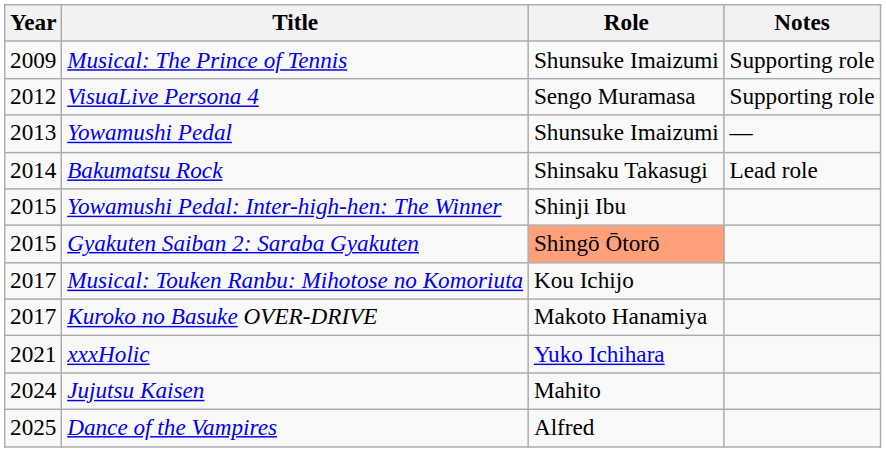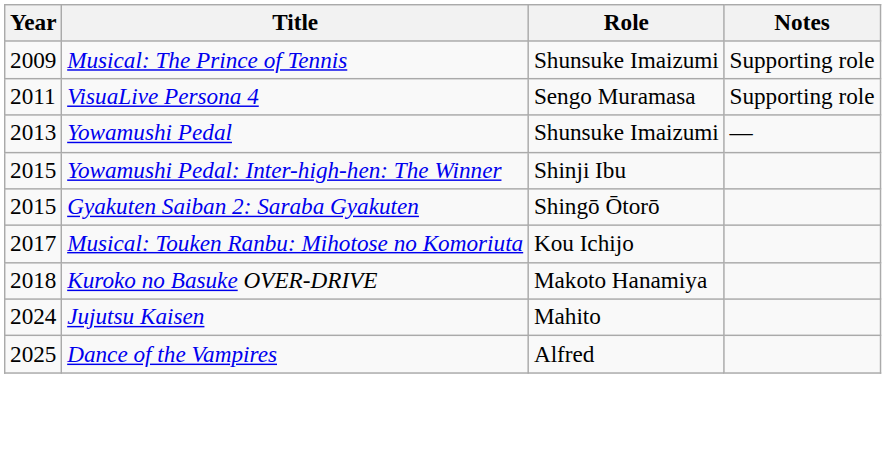(33, 96) 2012 -> (33, 96) 2011
- row: (145, 170)
(597, 243) lightsalmon background -> (597, 206) no background
(33, 317) 2017 -> (33, 280) 2018
- row: (108, 354)
